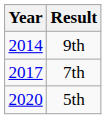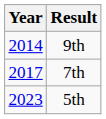(26, 99) 2020 -> (26, 99) 2023
